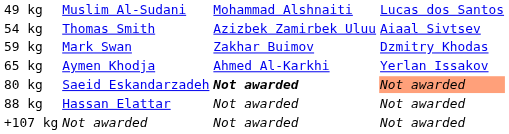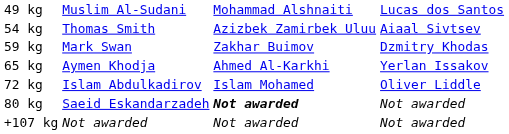+ row: (23, 85)
(423, 85) lightsalmon background -> (423, 103) no background
- row: (23, 103)
